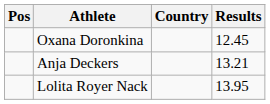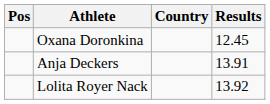(232, 63) 13.21 -> (232, 63) 13.91
(232, 87) 13.95 -> (232, 87) 13.92
